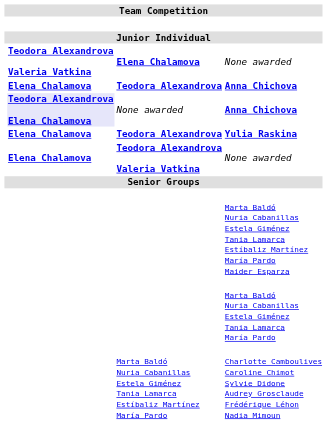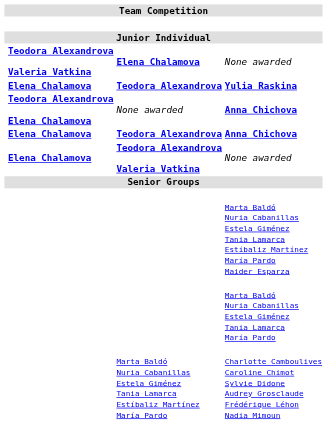rows swapped: (169, 86) <-> (169, 134)
(61, 110) lavender background -> (61, 110) no background
